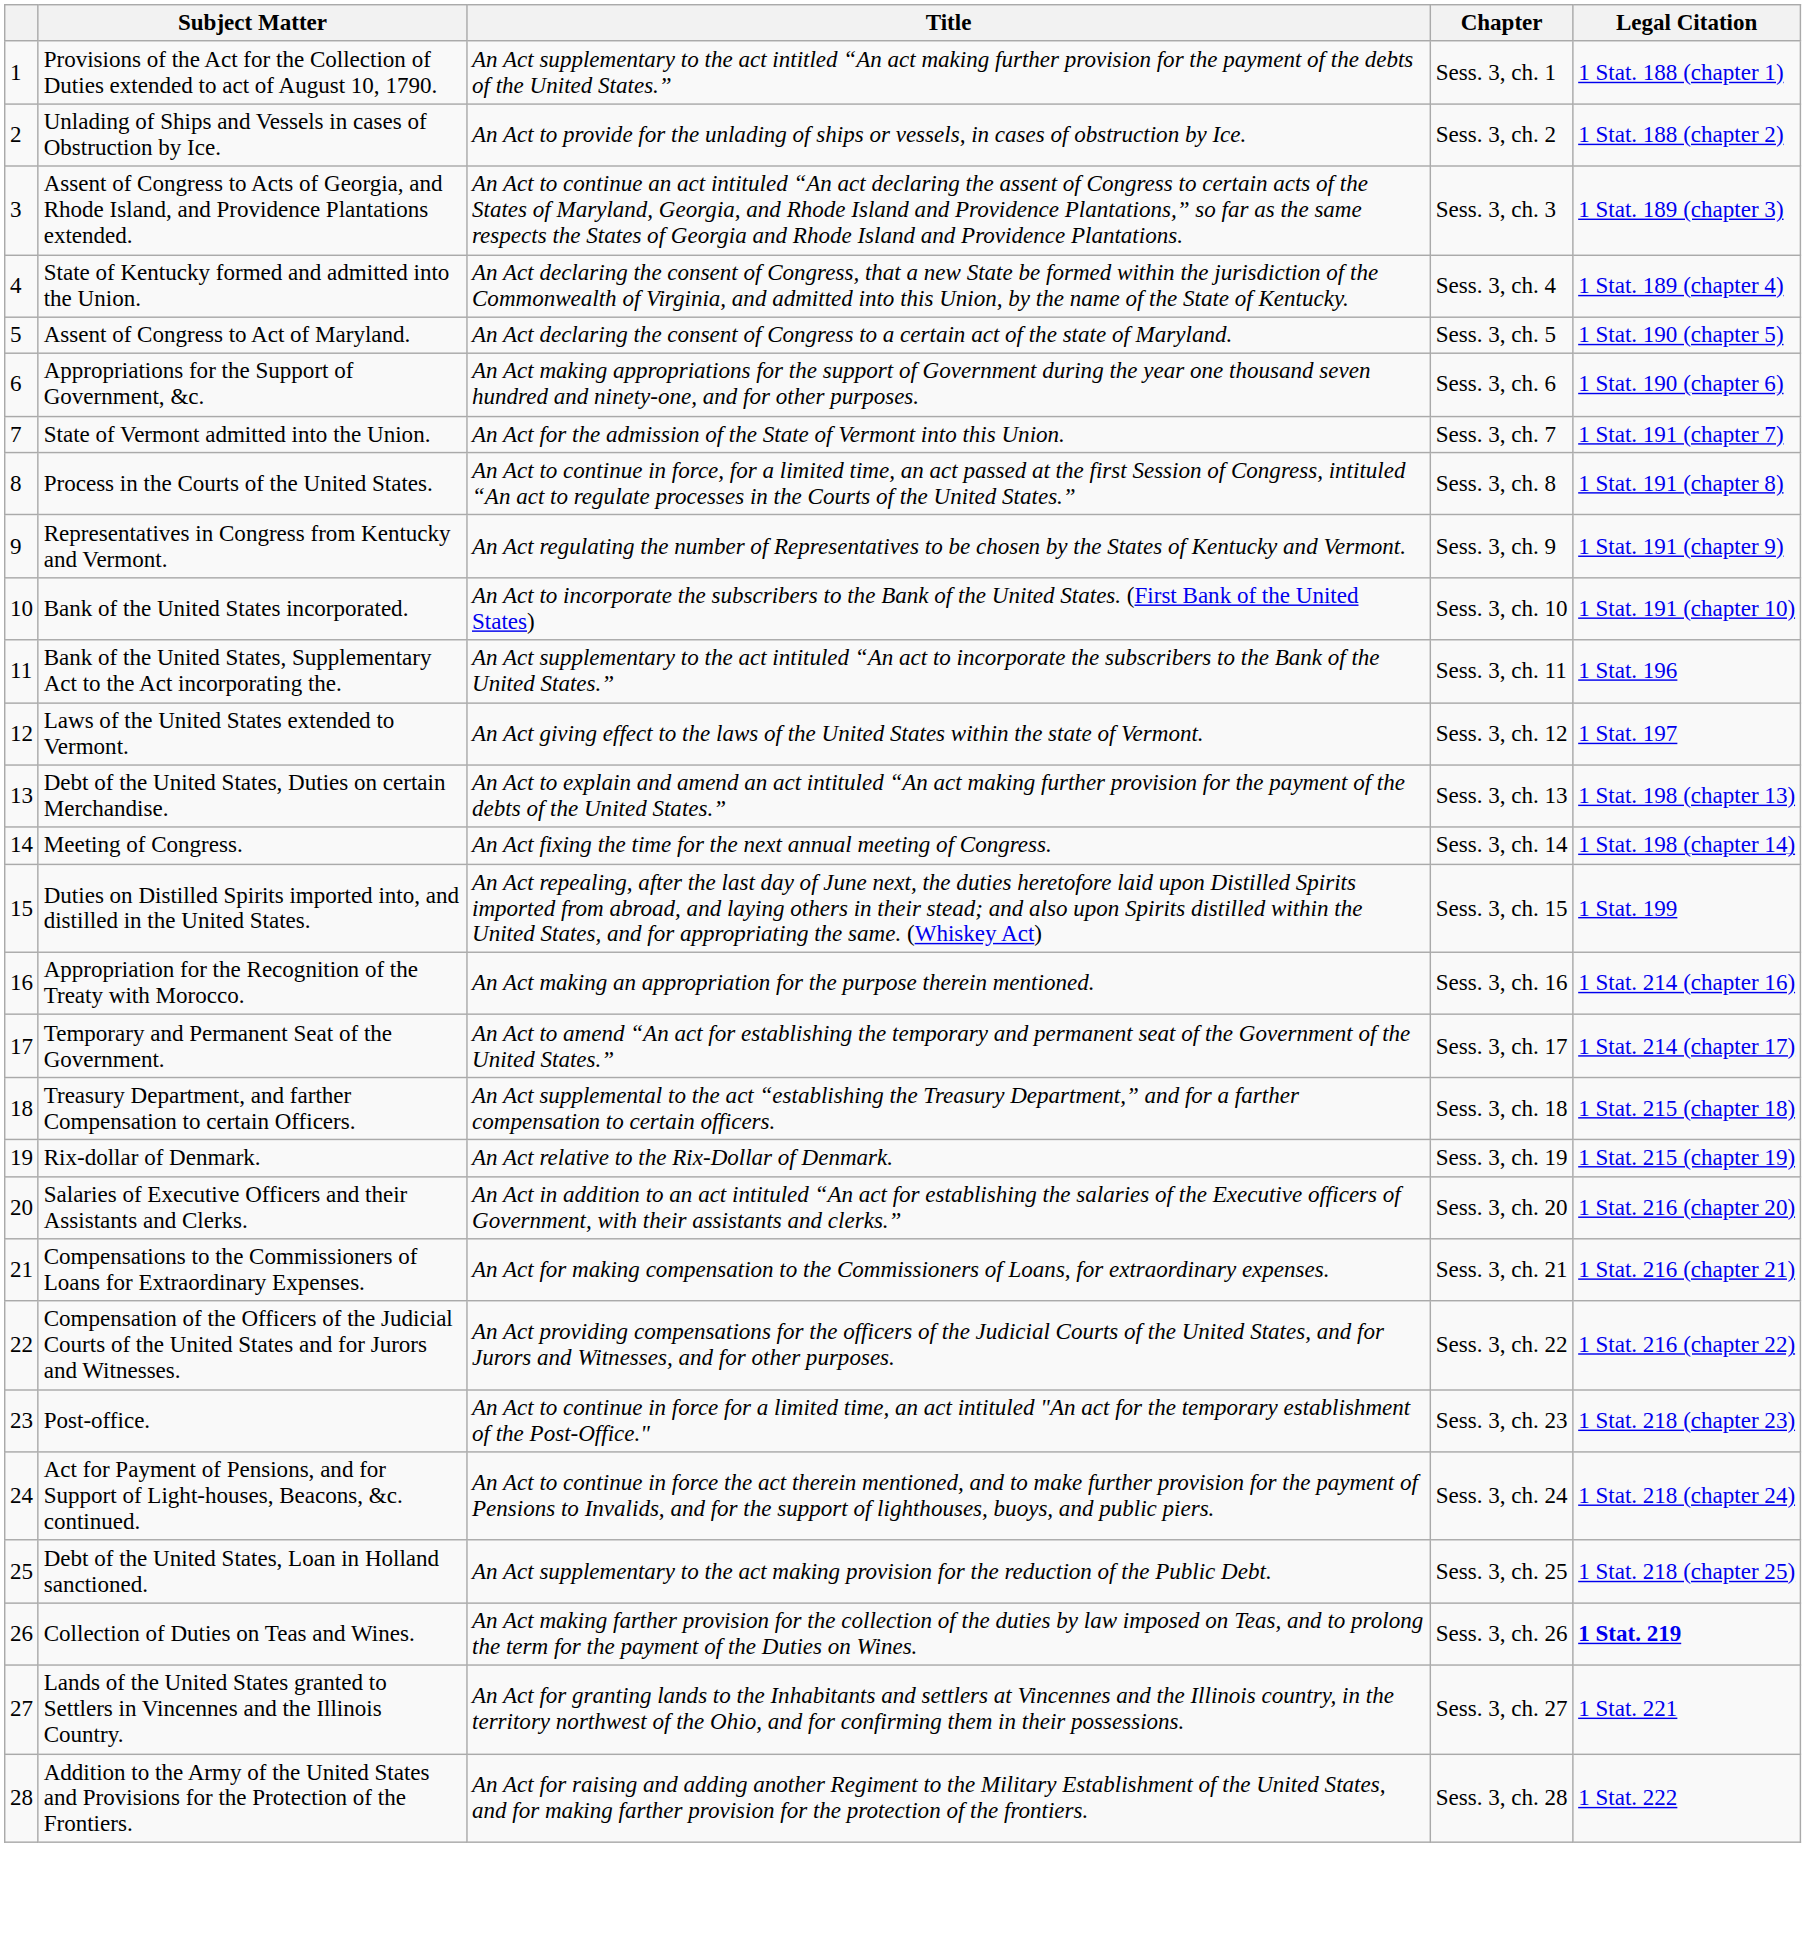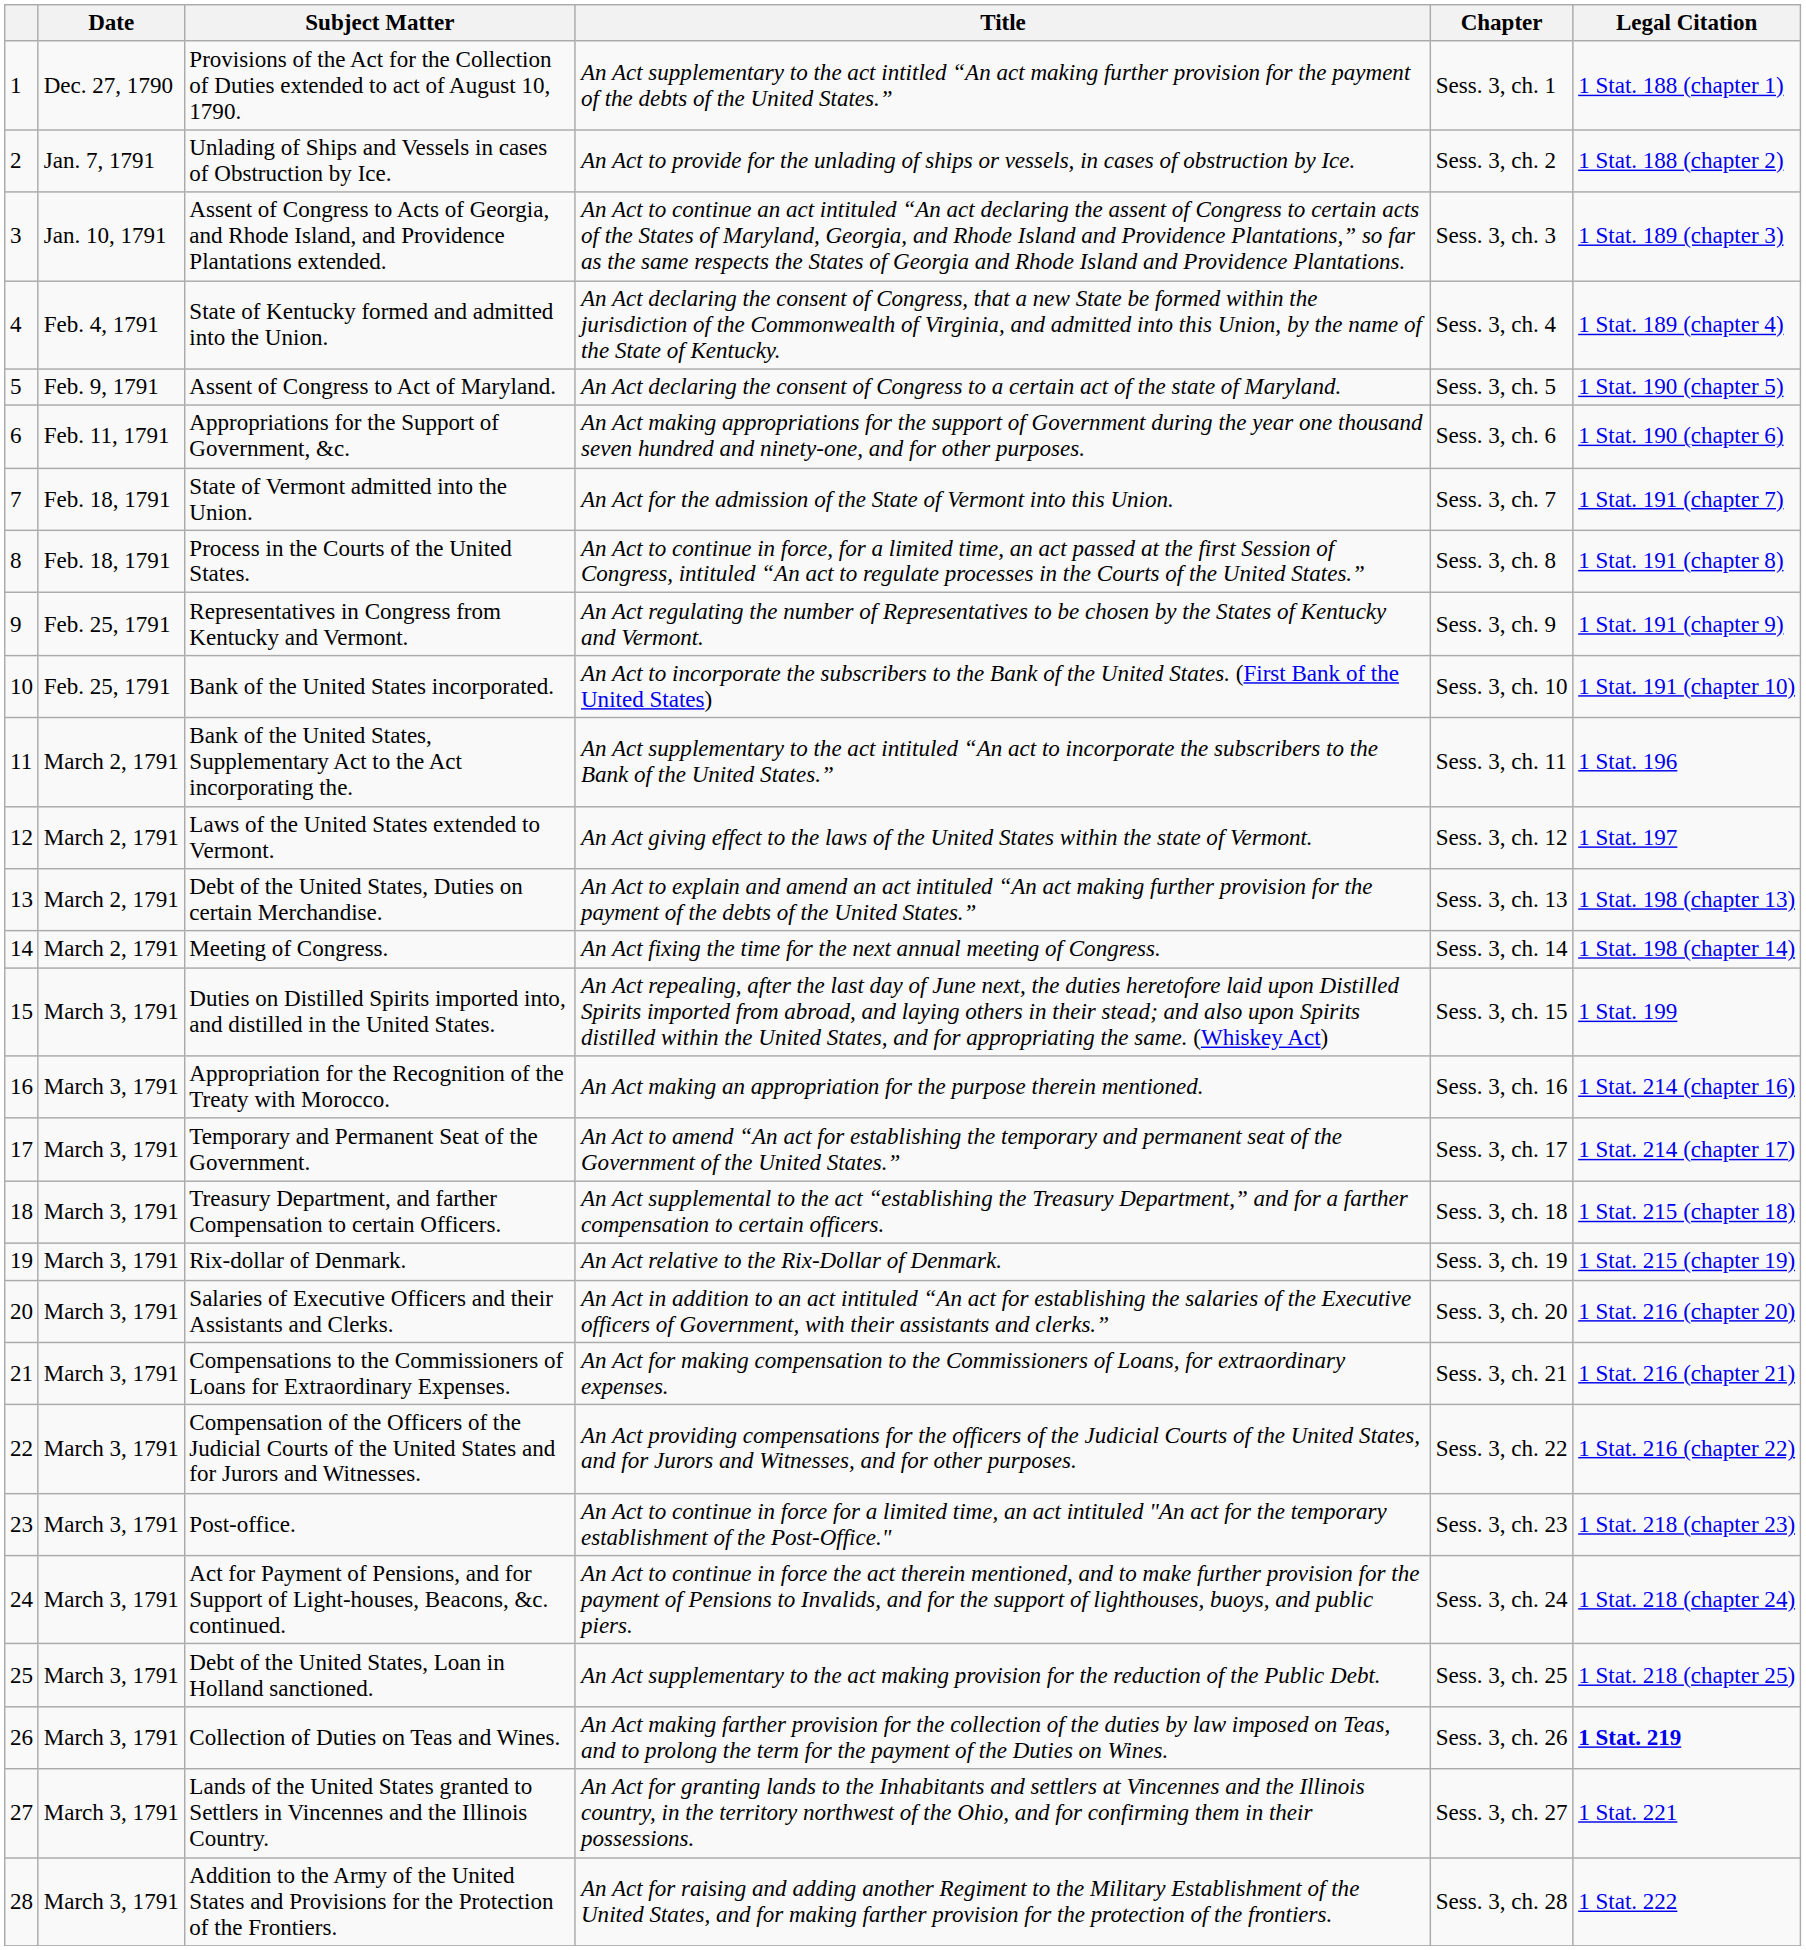+ column: (111, 22)
